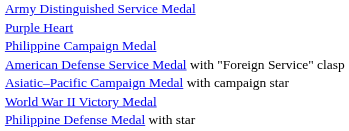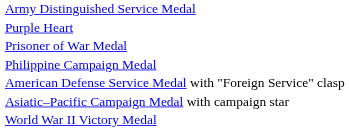+ row: (66, 46)
- row: (100, 120)
